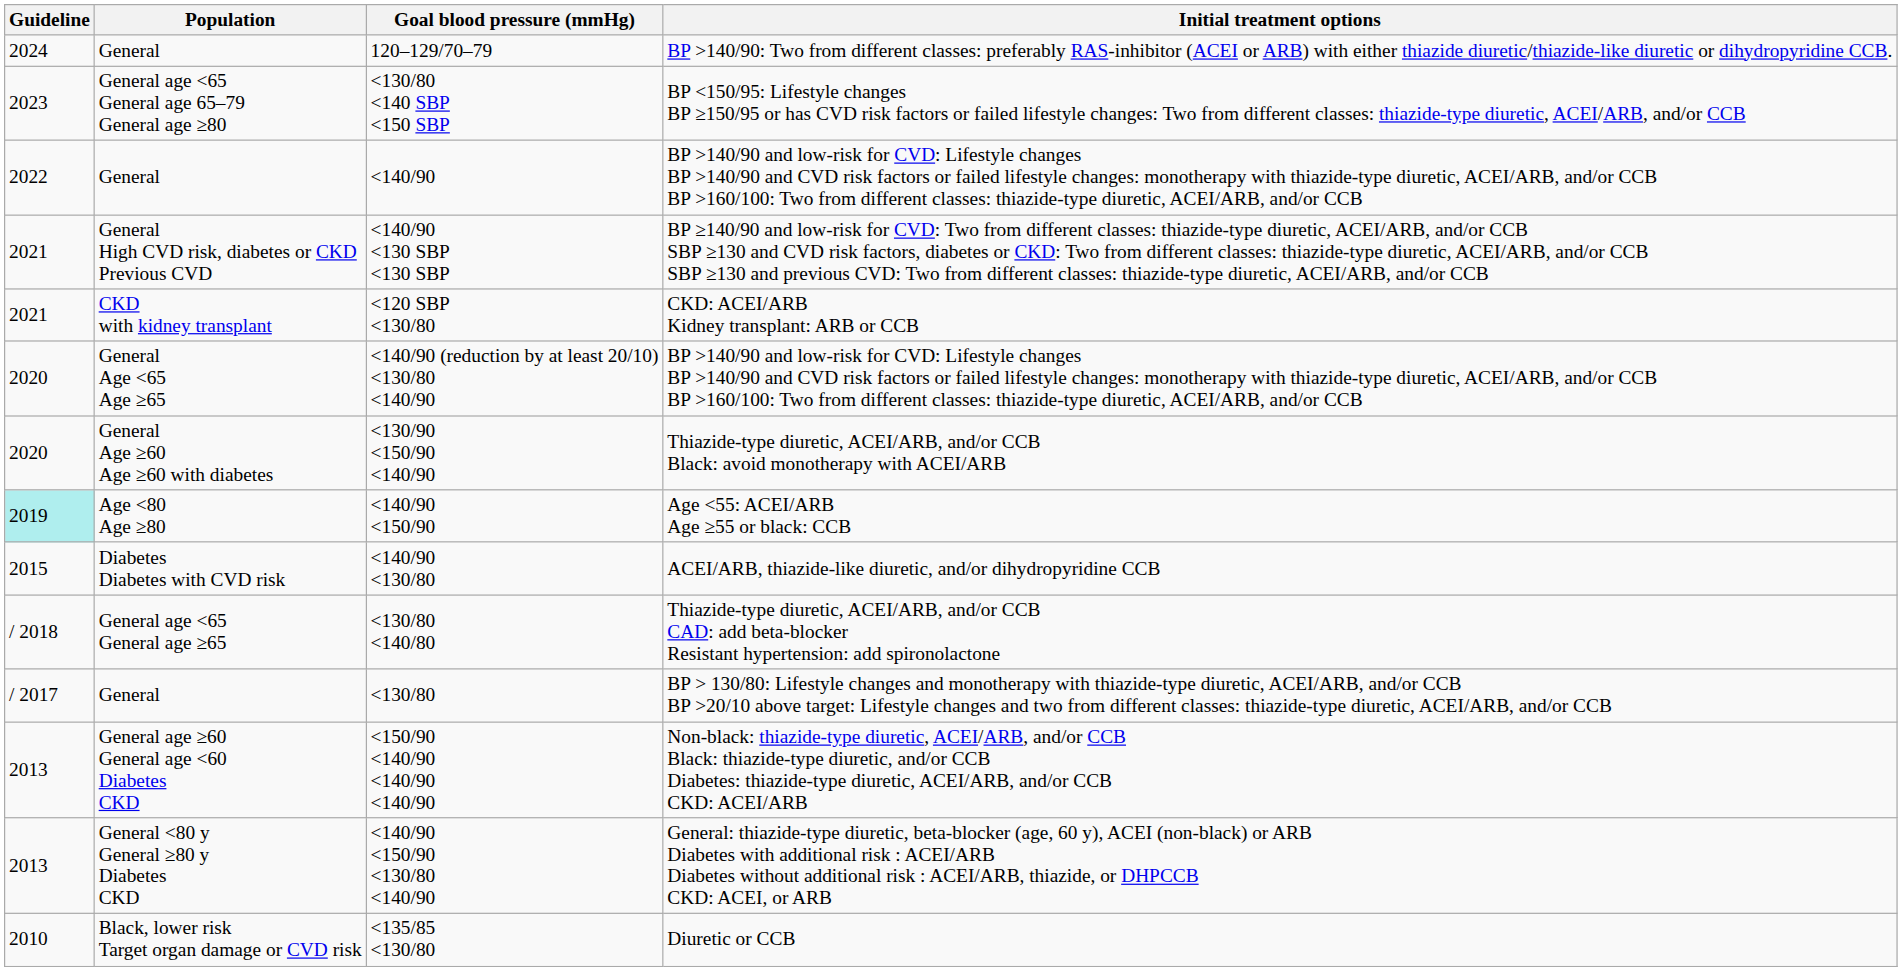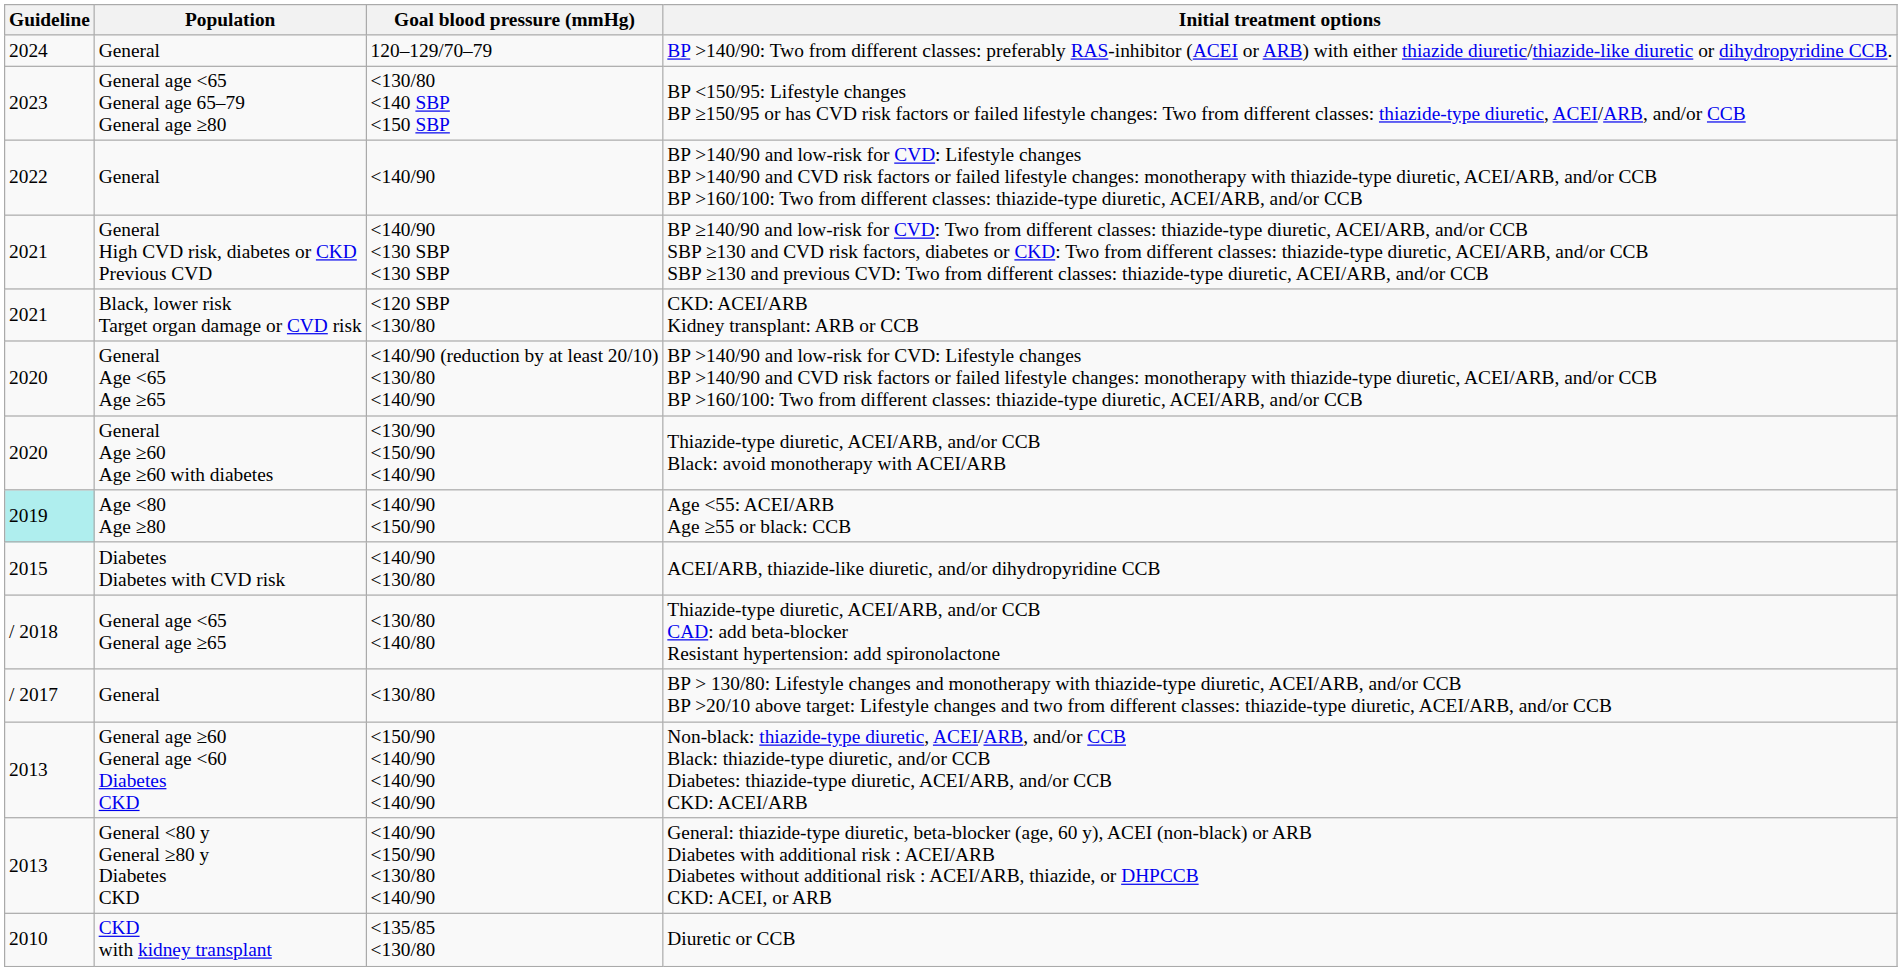(185, 314) CKD with kidney transplant -> (230, 314) Black, lower risk Target organ damage or CVD risk
(230, 939) Black, lower risk Target organ damage or CVD risk -> (185, 939) CKD with kidney transplant
